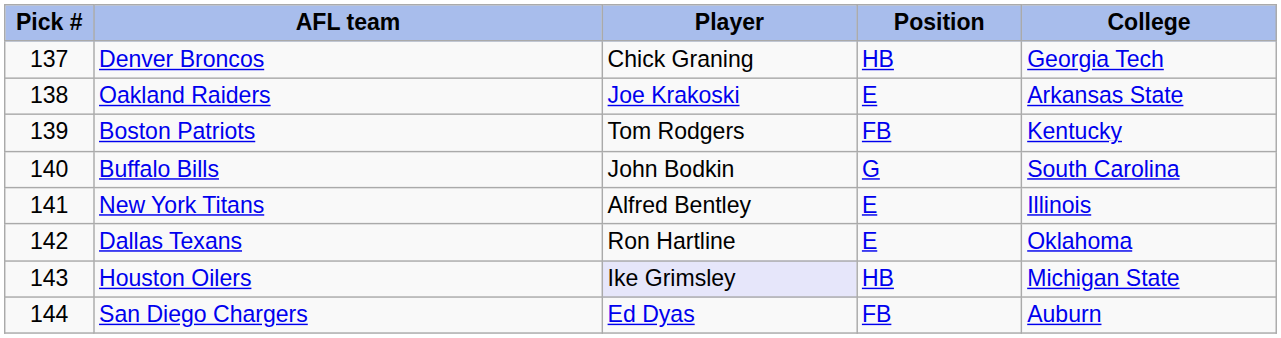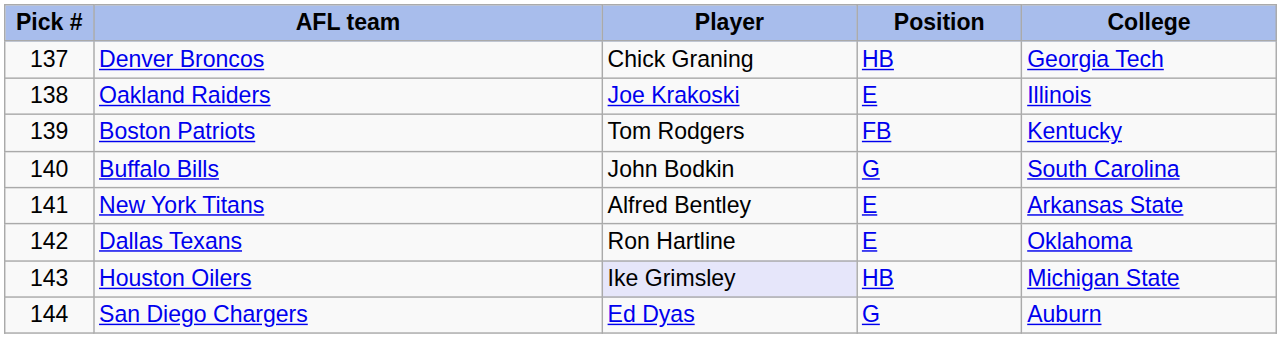(1105, 95) Arkansas State -> (1059, 95) Illinois
(1059, 205) Illinois -> (1105, 205) Arkansas State
(877, 315) FB -> (871, 315) G
